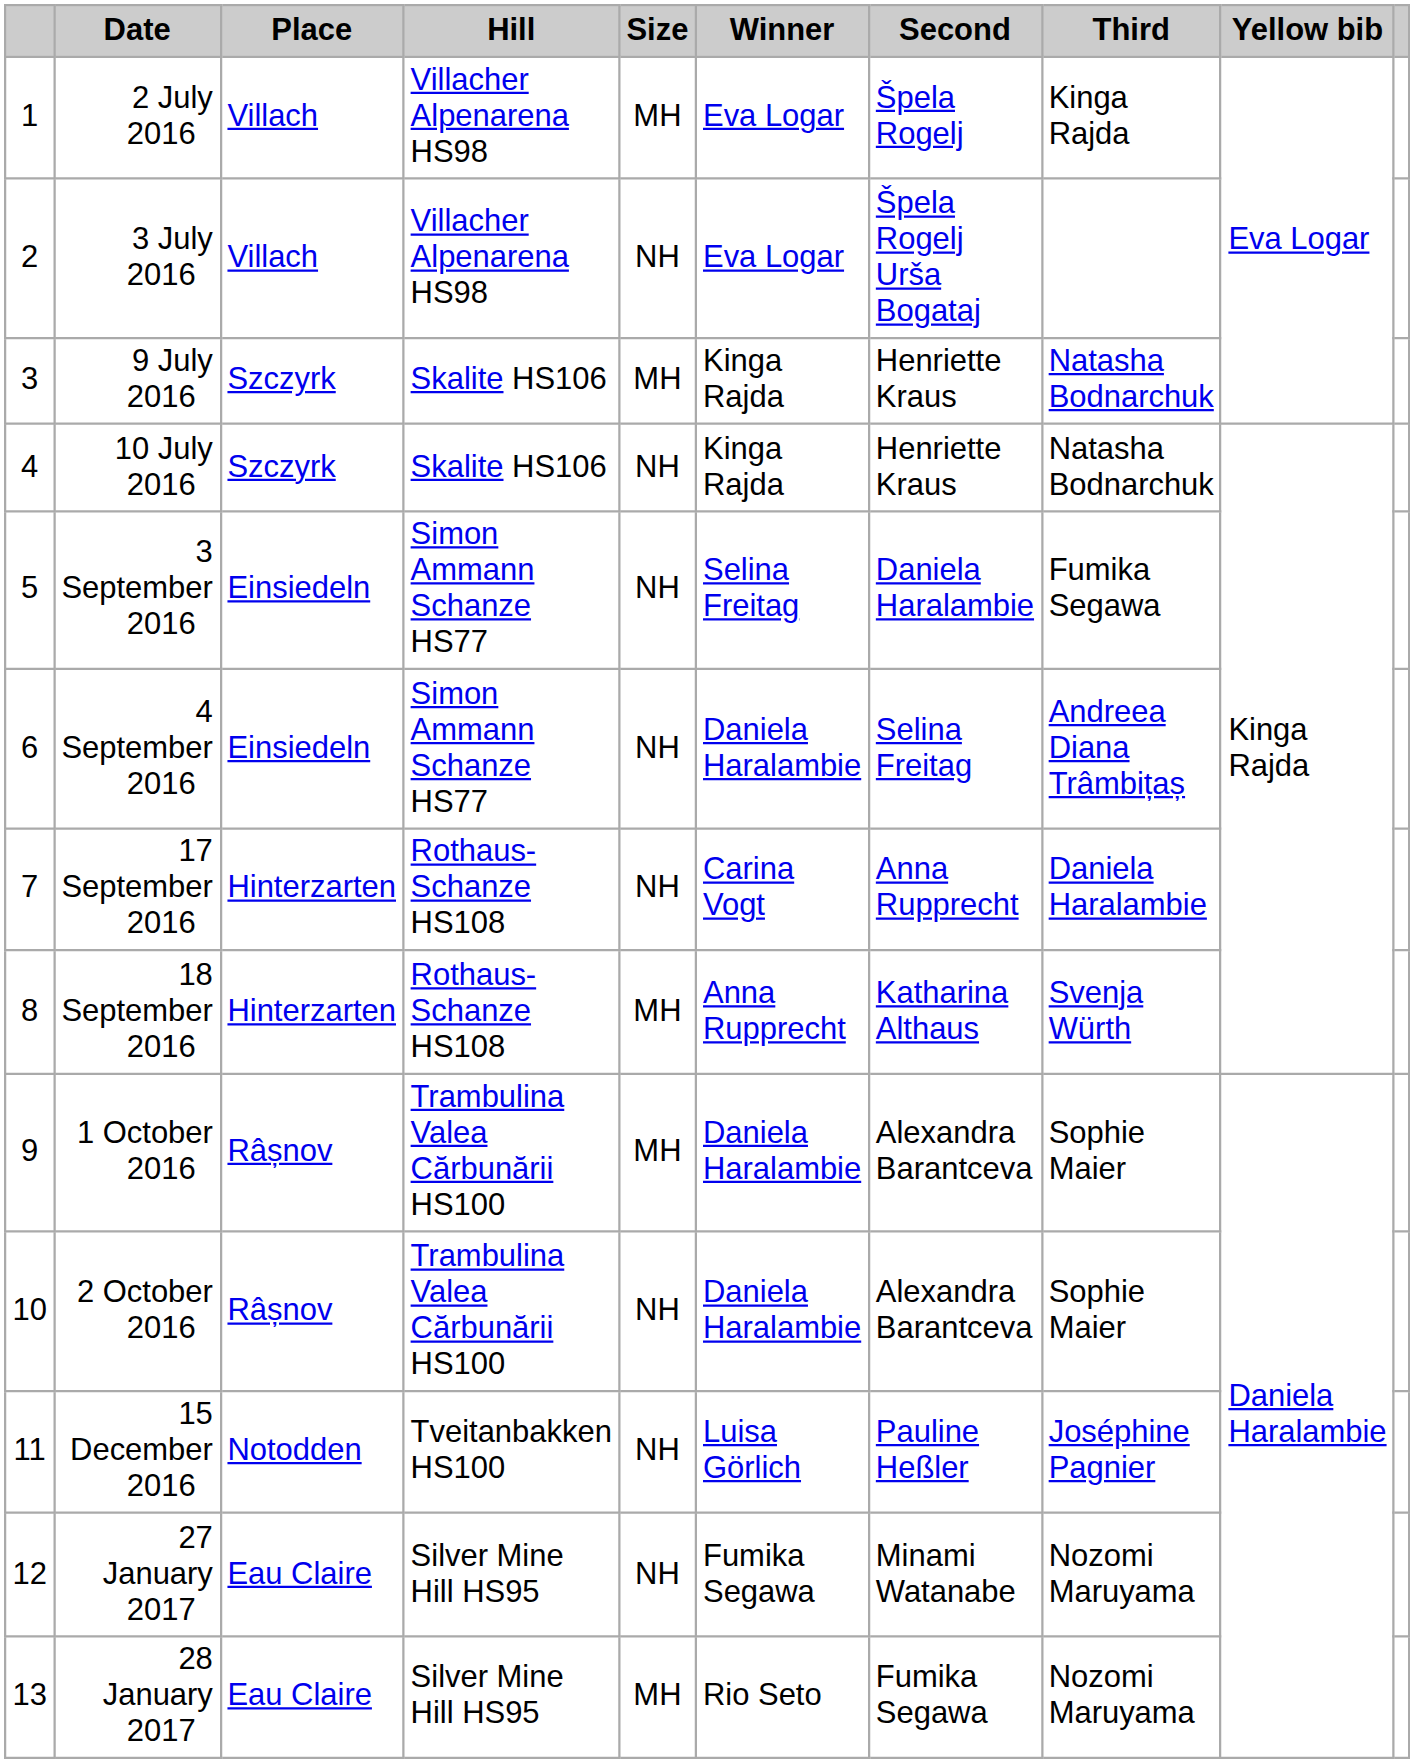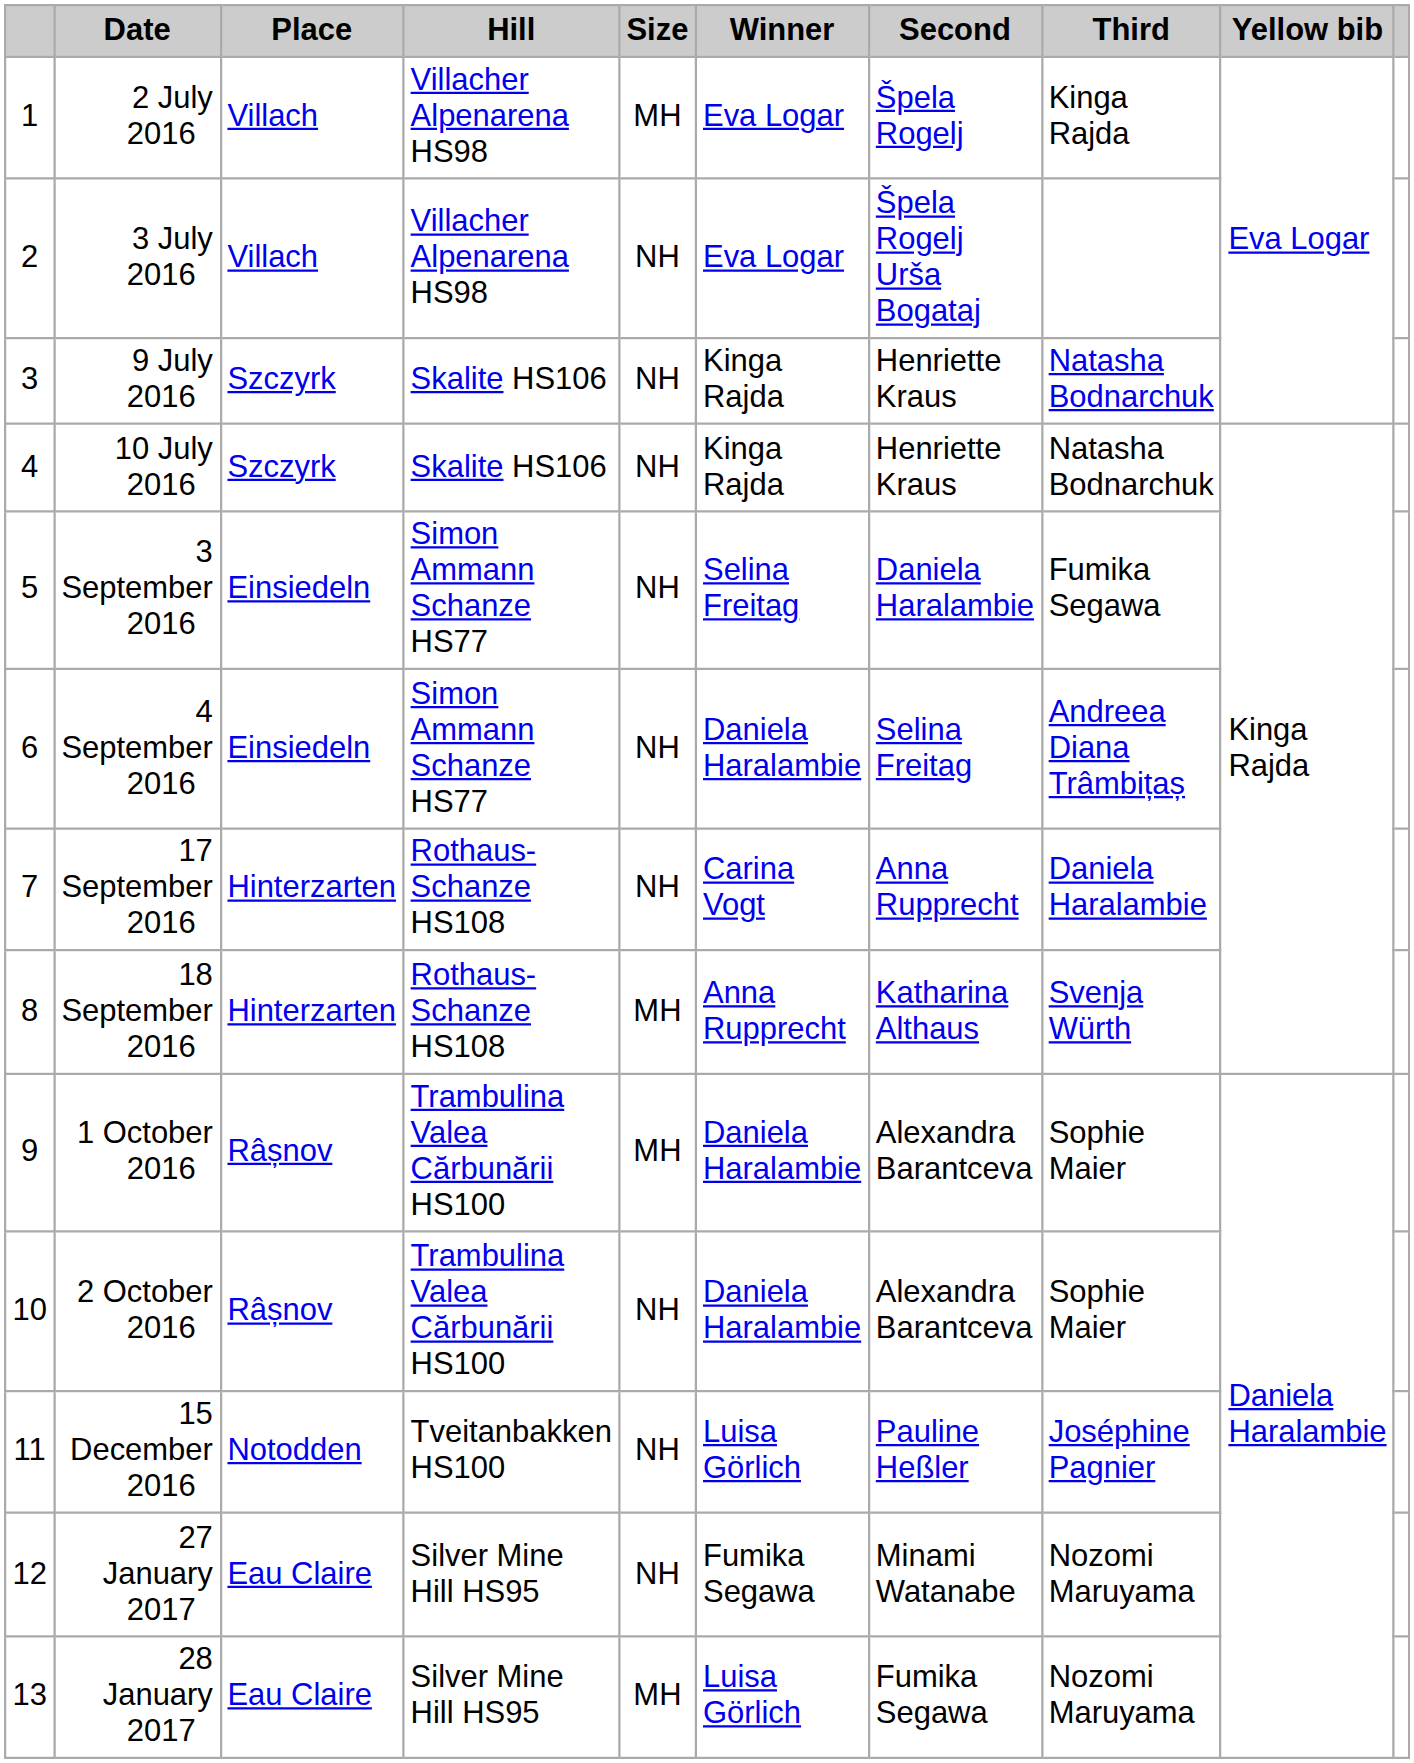(657, 379) MH -> (657, 379) NH
(762, 1695) Rio Seto -> (752, 1695) Luisa Görlich
